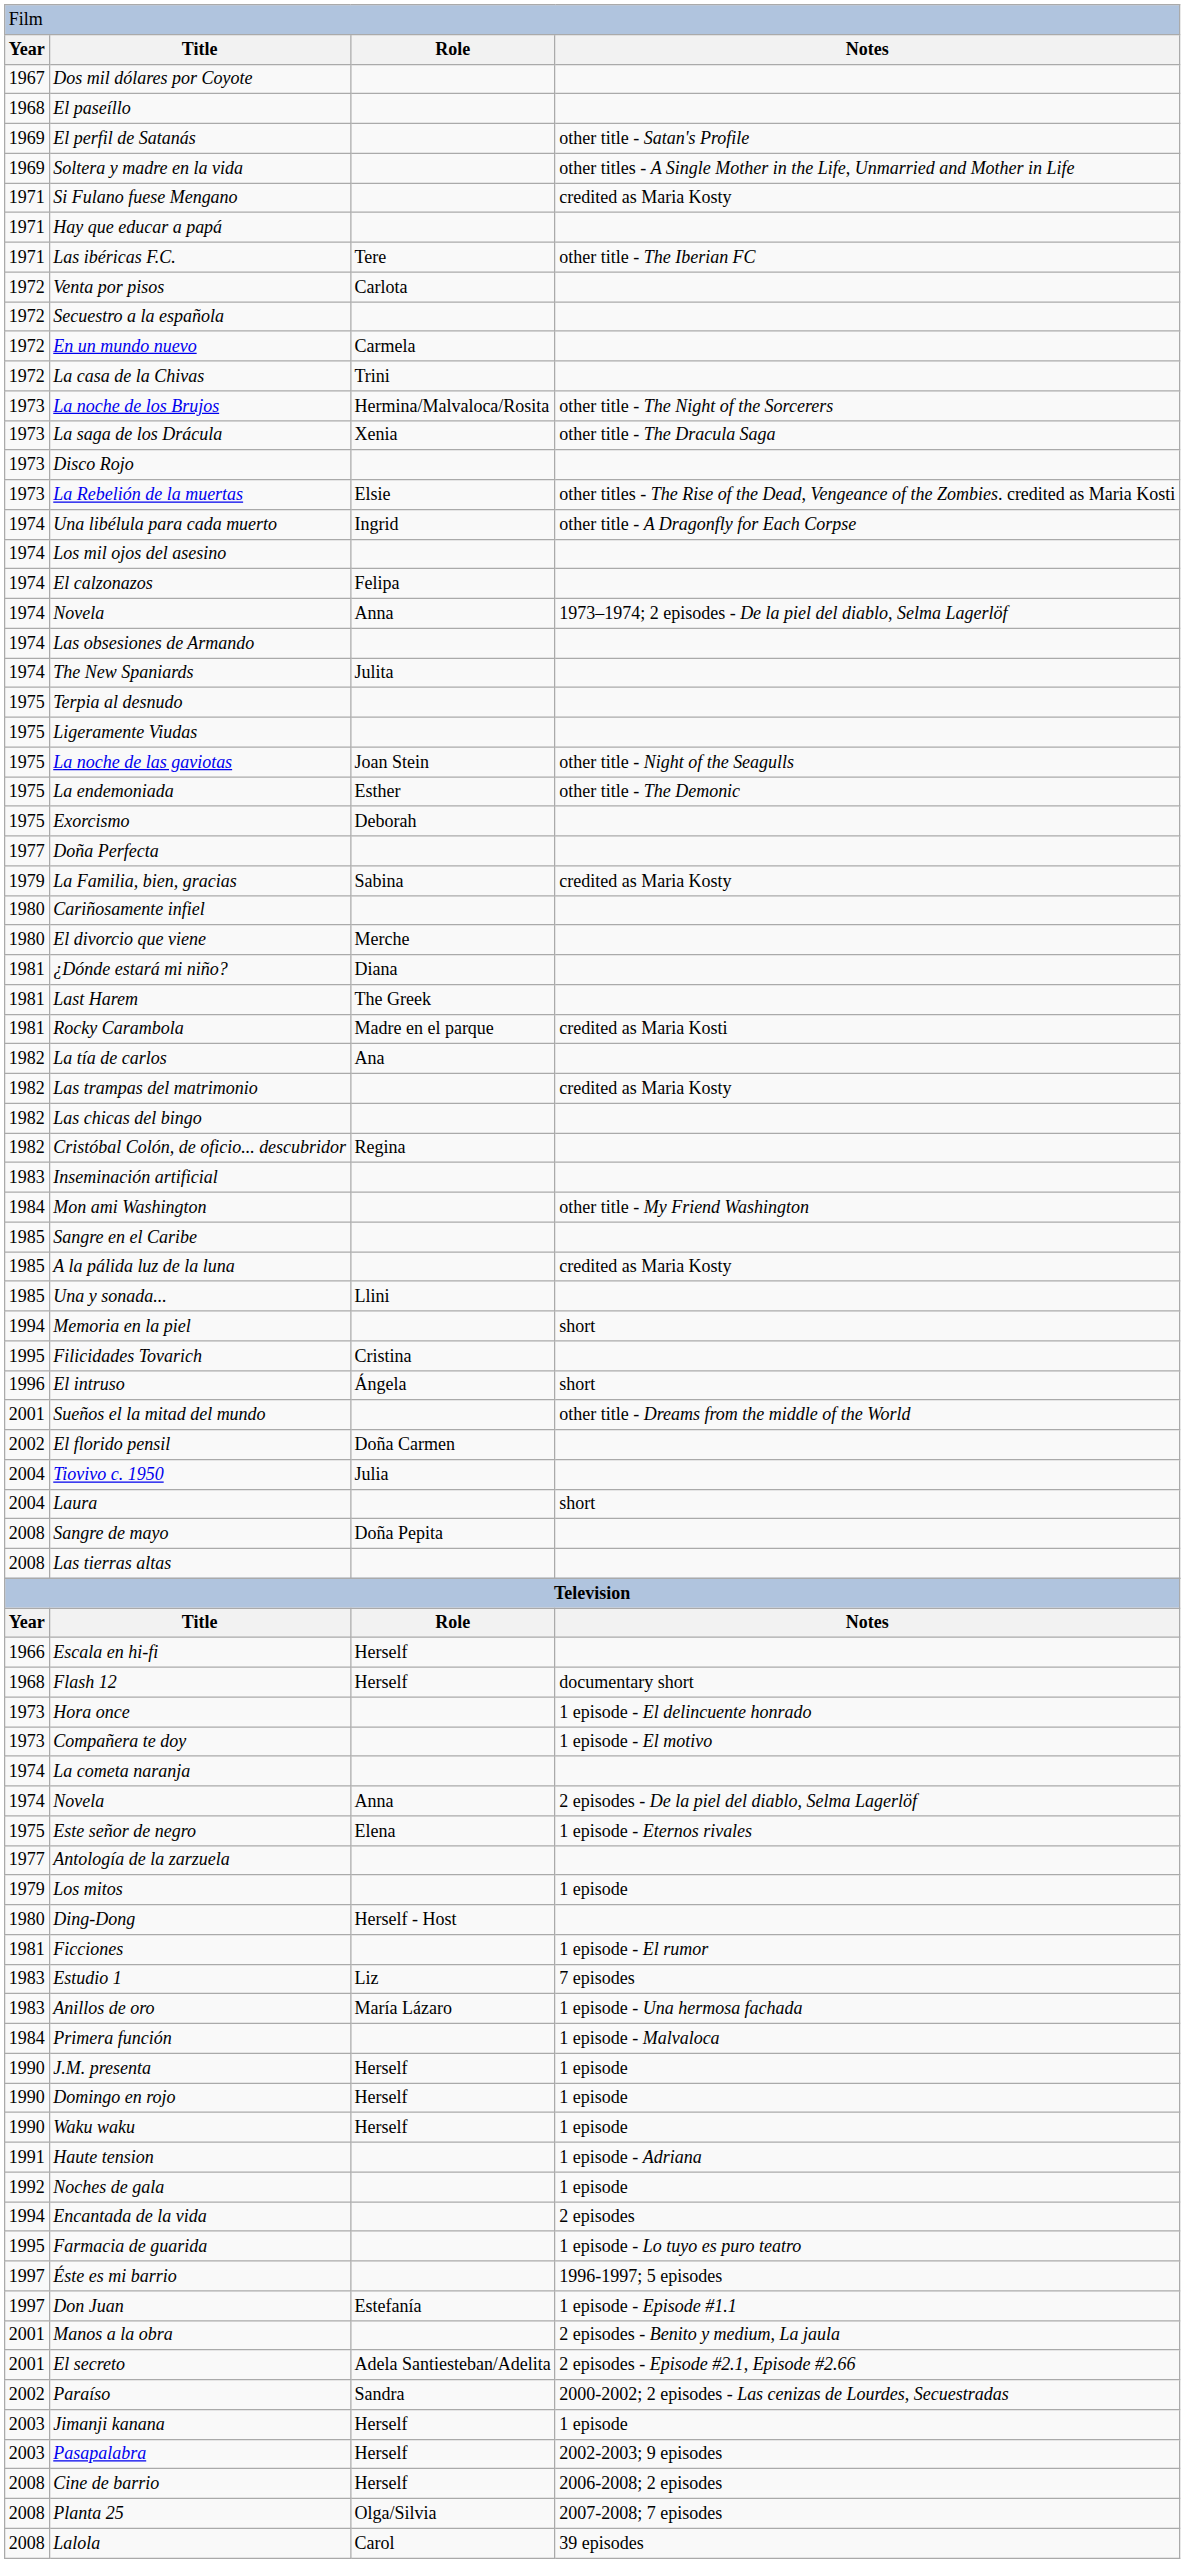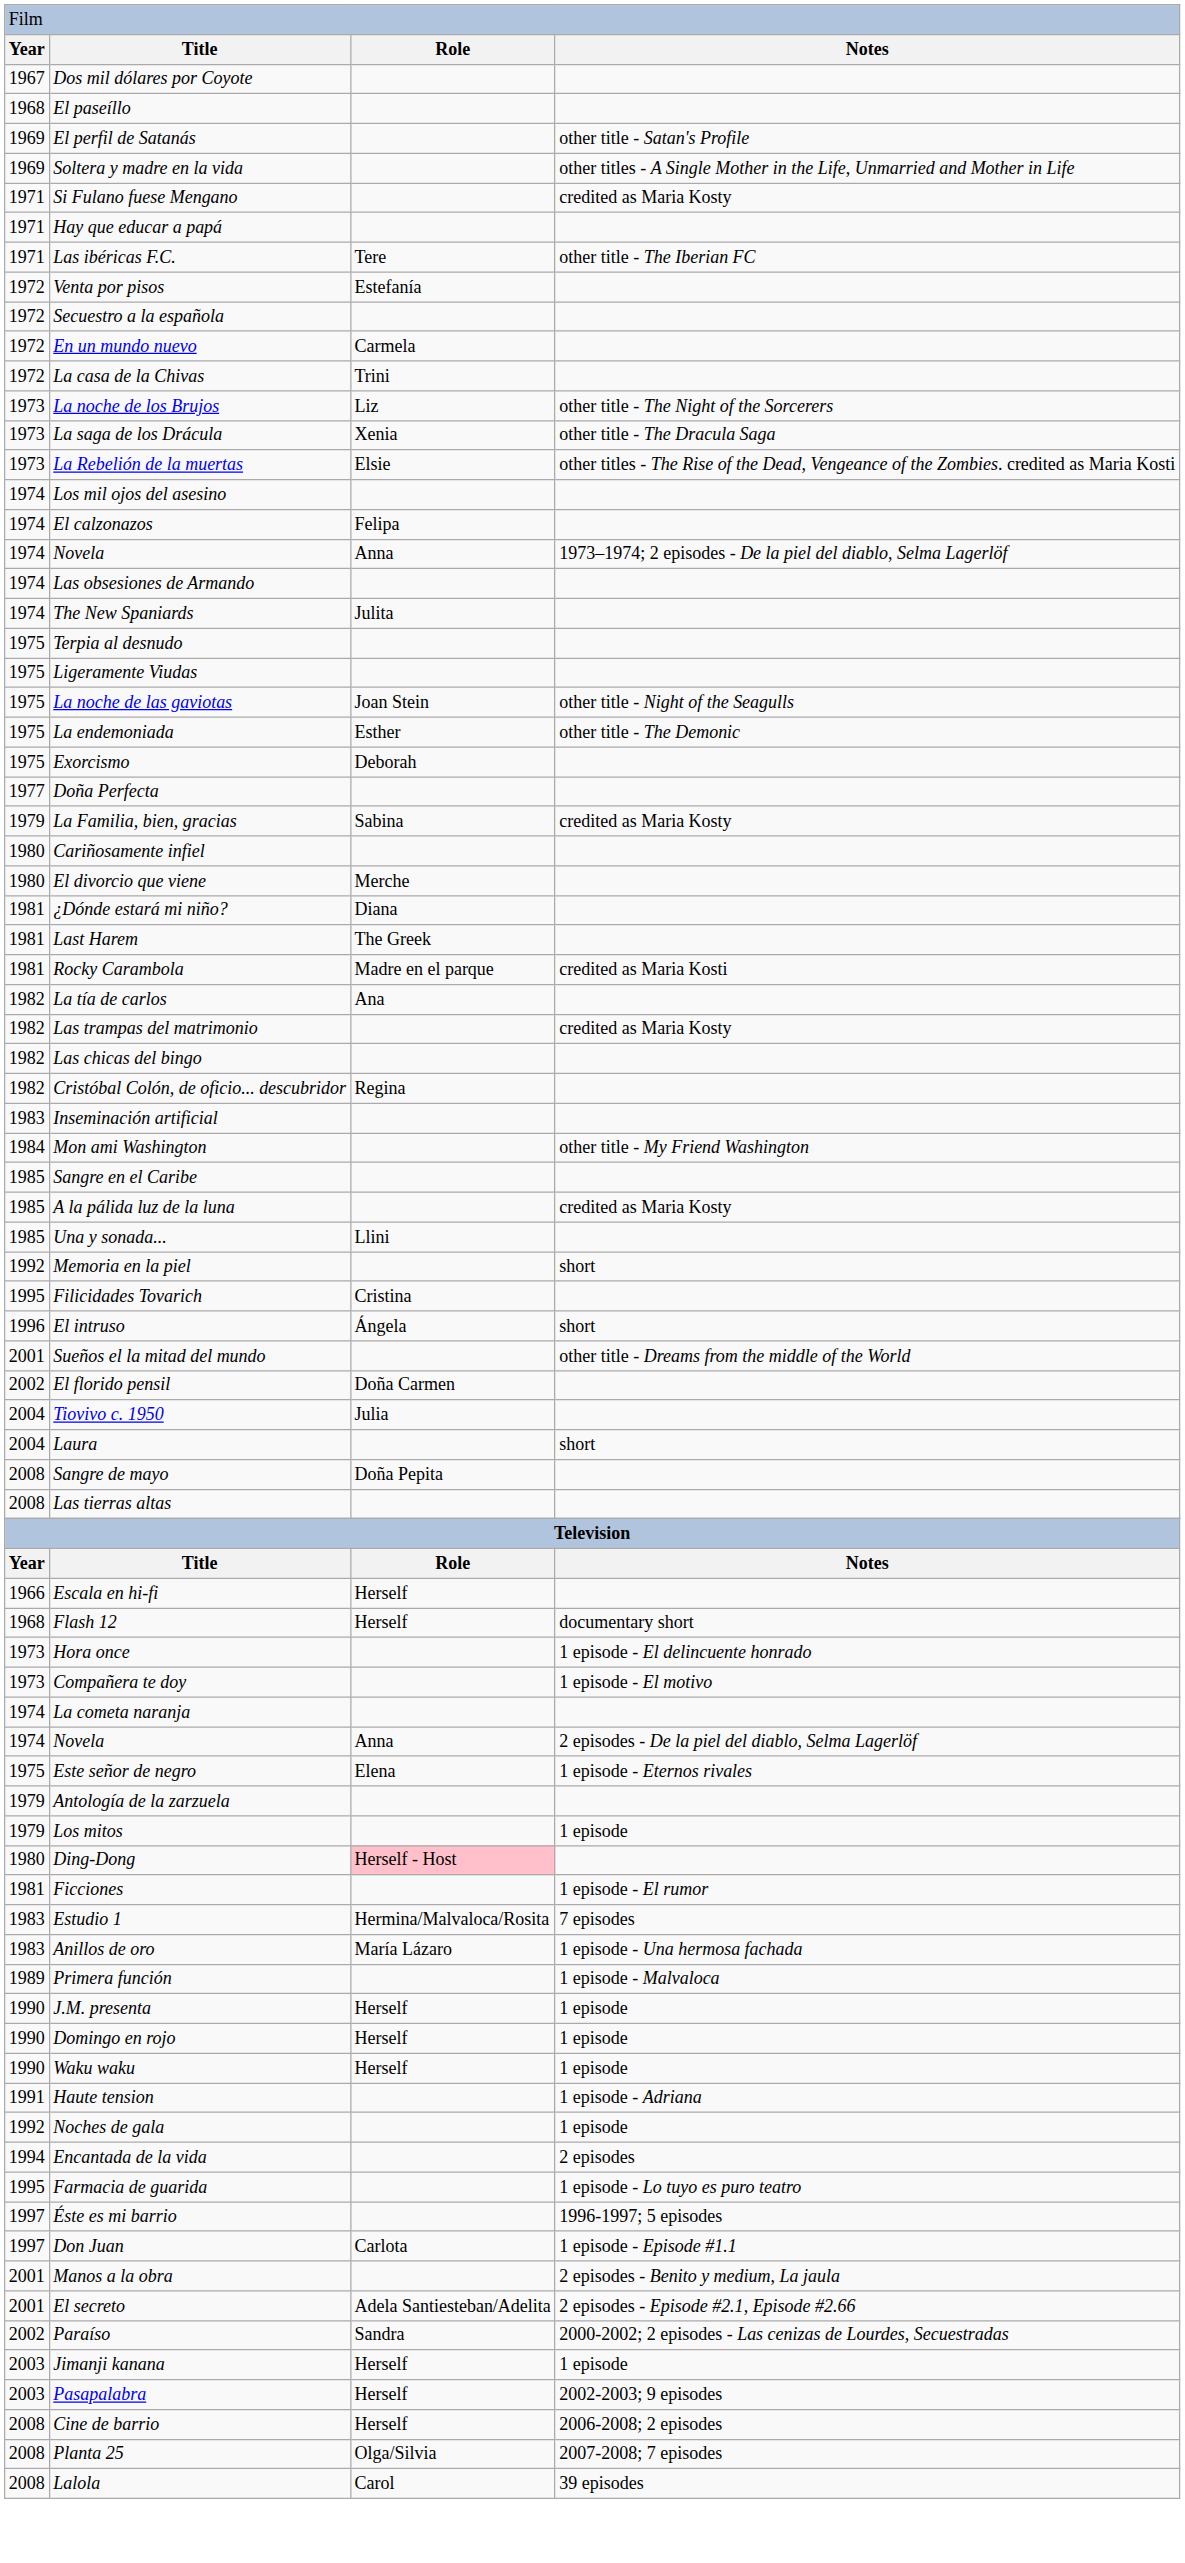(381, 286) Carlota -> (388, 286) Estefanía
(452, 405) Hermina/Malvaloca/Rosita -> (366, 405) Liz
- row: (93, 465)
- row: (165, 524)
(27, 1325) 1994 -> (27, 1266) 1992
(27, 1860) 1977 -> (27, 1800) 1979
(405, 1919) no background -> (405, 1860) pink background
(366, 1979) Liz -> (452, 1919) Hermina/Malvaloca/Rosita
(27, 2038) 1984 -> (27, 1979) 1989
(388, 2305) Estefanía -> (381, 2246) Carlota
